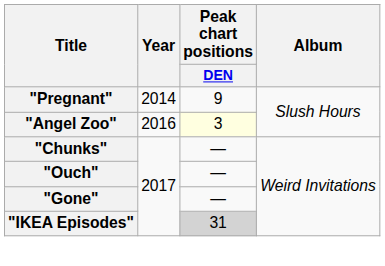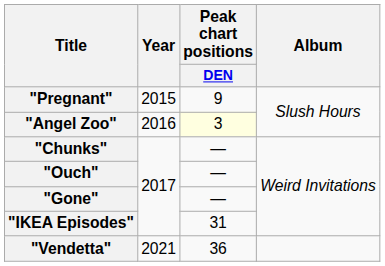(159, 99) 2014 -> (159, 99) 2015
(218, 223) lightgrey background -> (218, 223) no background
+ row: (71, 248)
